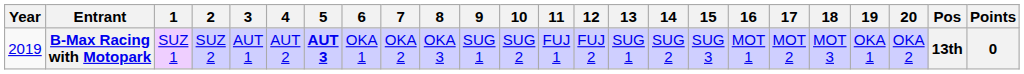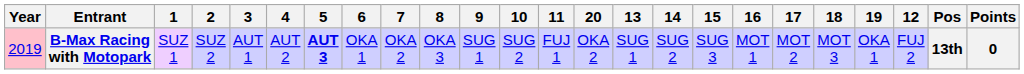columns swapped: (591, 16) <-> (909, 16)
(25, 48) no background -> (25, 48) pink background
